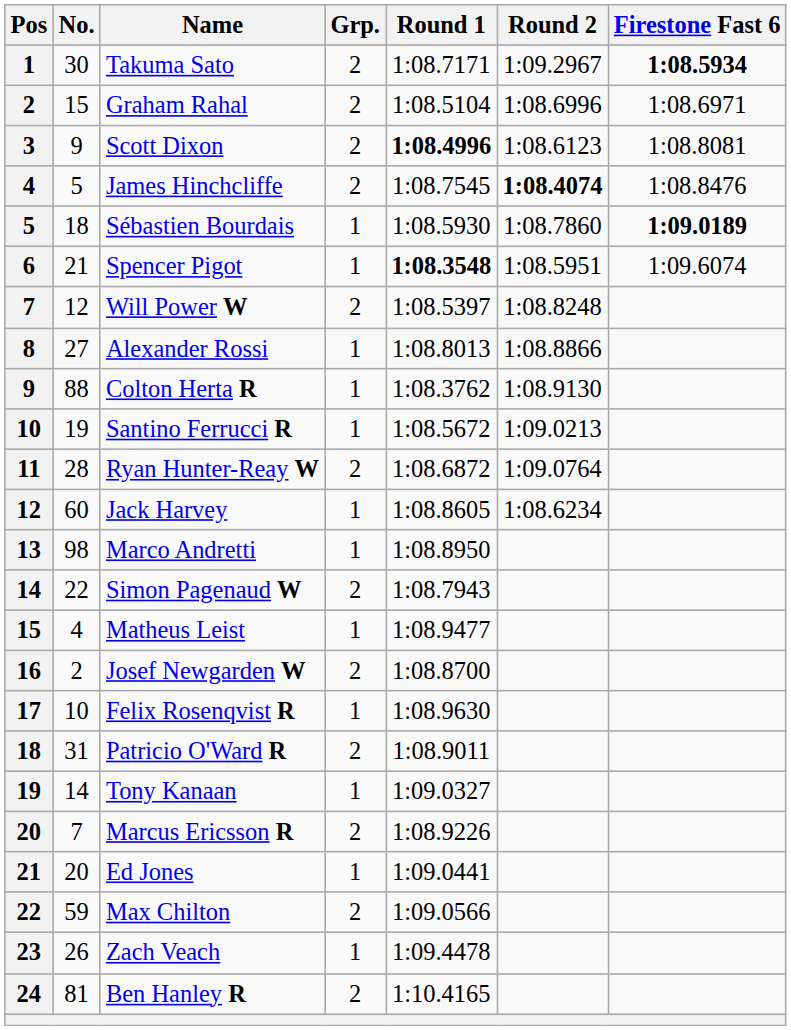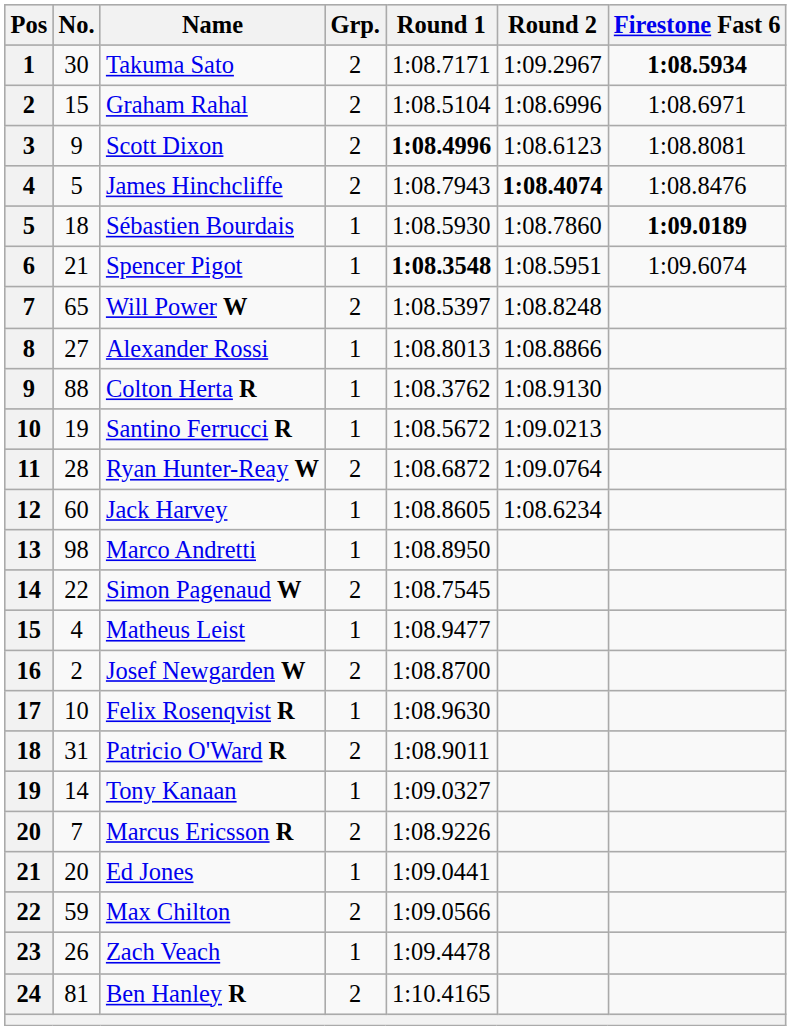(441, 186) 1:08.7545 -> (441, 186) 1:08.7943
(77, 307) 12 -> (77, 307) 65
(441, 589) 1:08.7943 -> (441, 589) 1:08.7545
